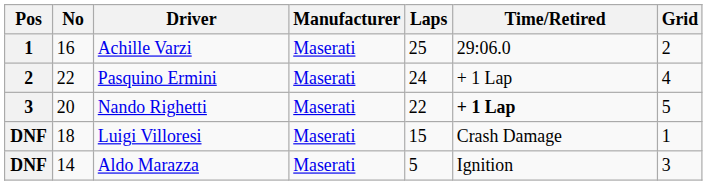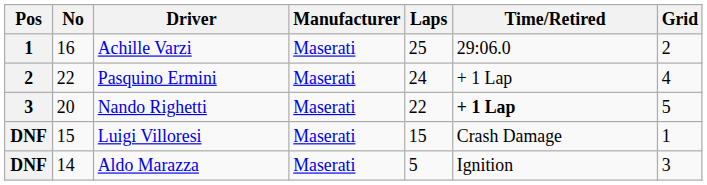(66, 136) 18 -> (66, 136) 15
